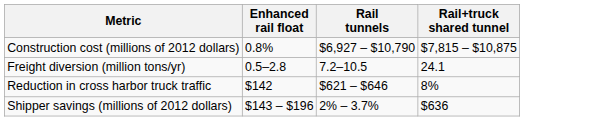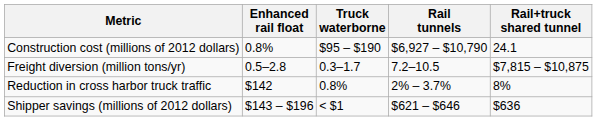+ column: (352, 21)
(469, 47) $7,815 – $10,875 -> (505, 47) 24.1
(433, 67) 24.1 -> (541, 67) $7,815 – $10,875
(353, 86) $621 – $646 -> (421, 86) 2% – 3.7%
(349, 106) 2% – 3.7% -> (426, 106) $621 – $646
